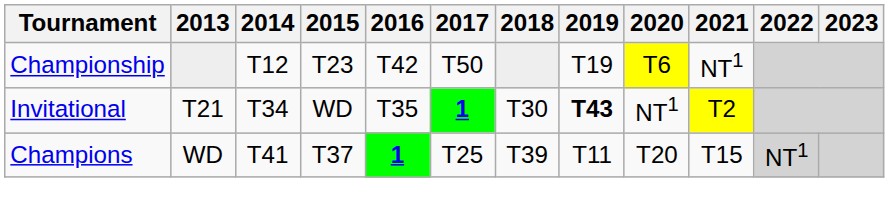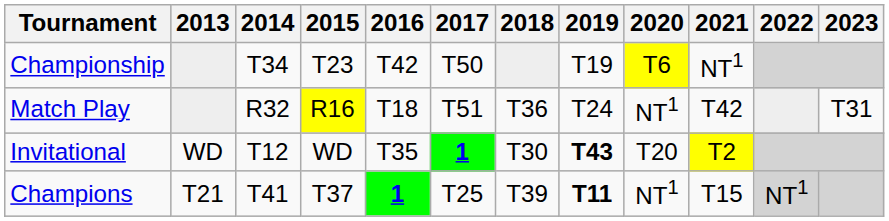(268, 65) T12 -> (268, 65) T34
+ row: (70, 110)
(203, 110) T21 -> (203, 151) WD
(268, 110) T34 -> (268, 151) T12
(657, 110) NT1 -> (657, 151) T20
(203, 154) WD -> (203, 193) T21
(592, 154) normal -> (592, 193) bold
(657, 154) T20 -> (657, 193) NT1
